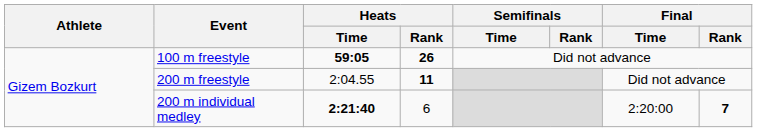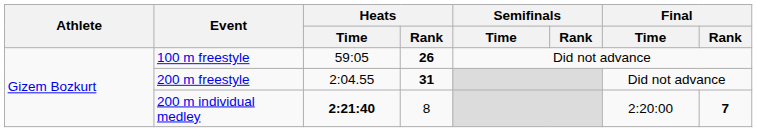(352, 58) bold -> (352, 58) normal
(426, 80) 11 -> (426, 80) 31
(426, 109) 6 -> (426, 109) 8
